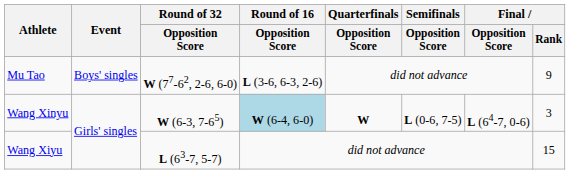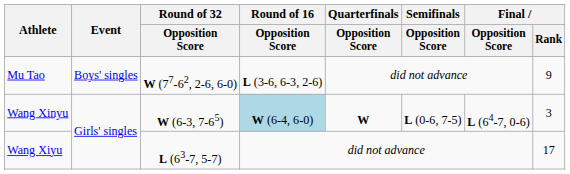(549, 150) 15 -> (549, 150) 17
